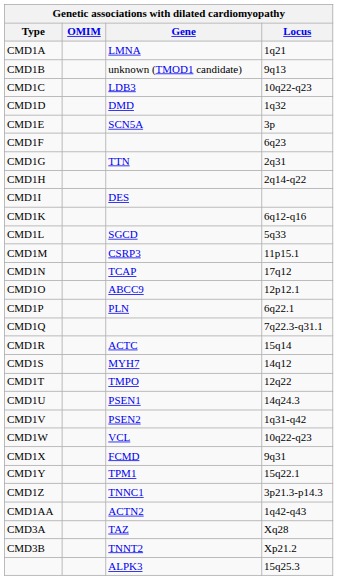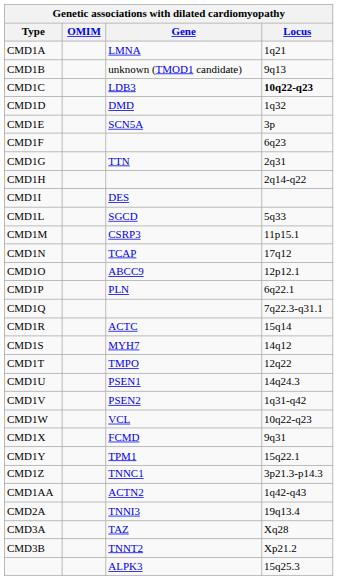(288, 87) normal -> (288, 87) bold
- row: (26, 216)
+ row: (26, 511)
